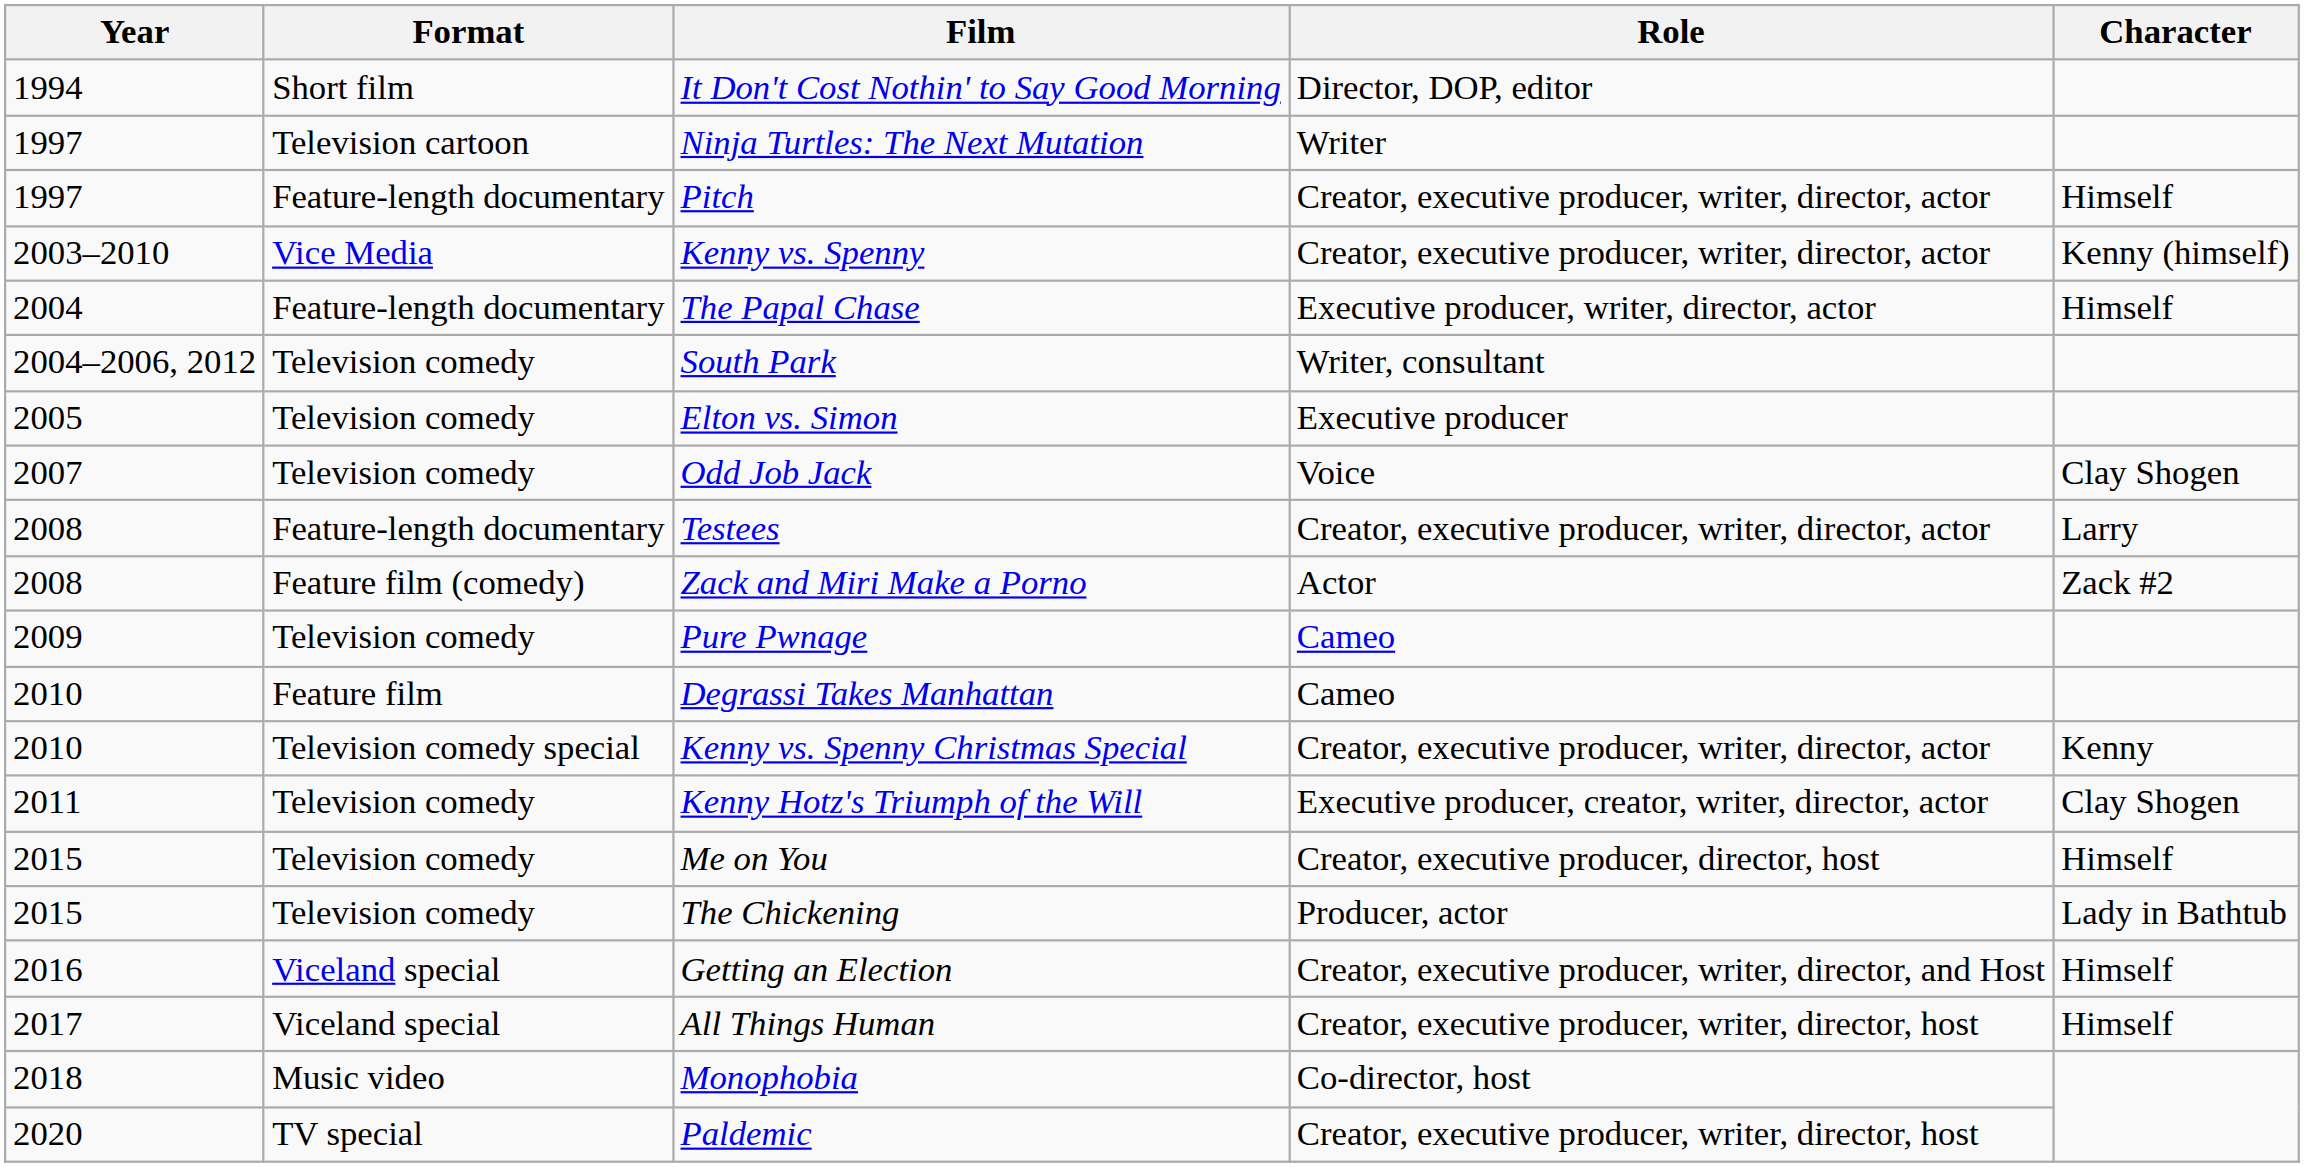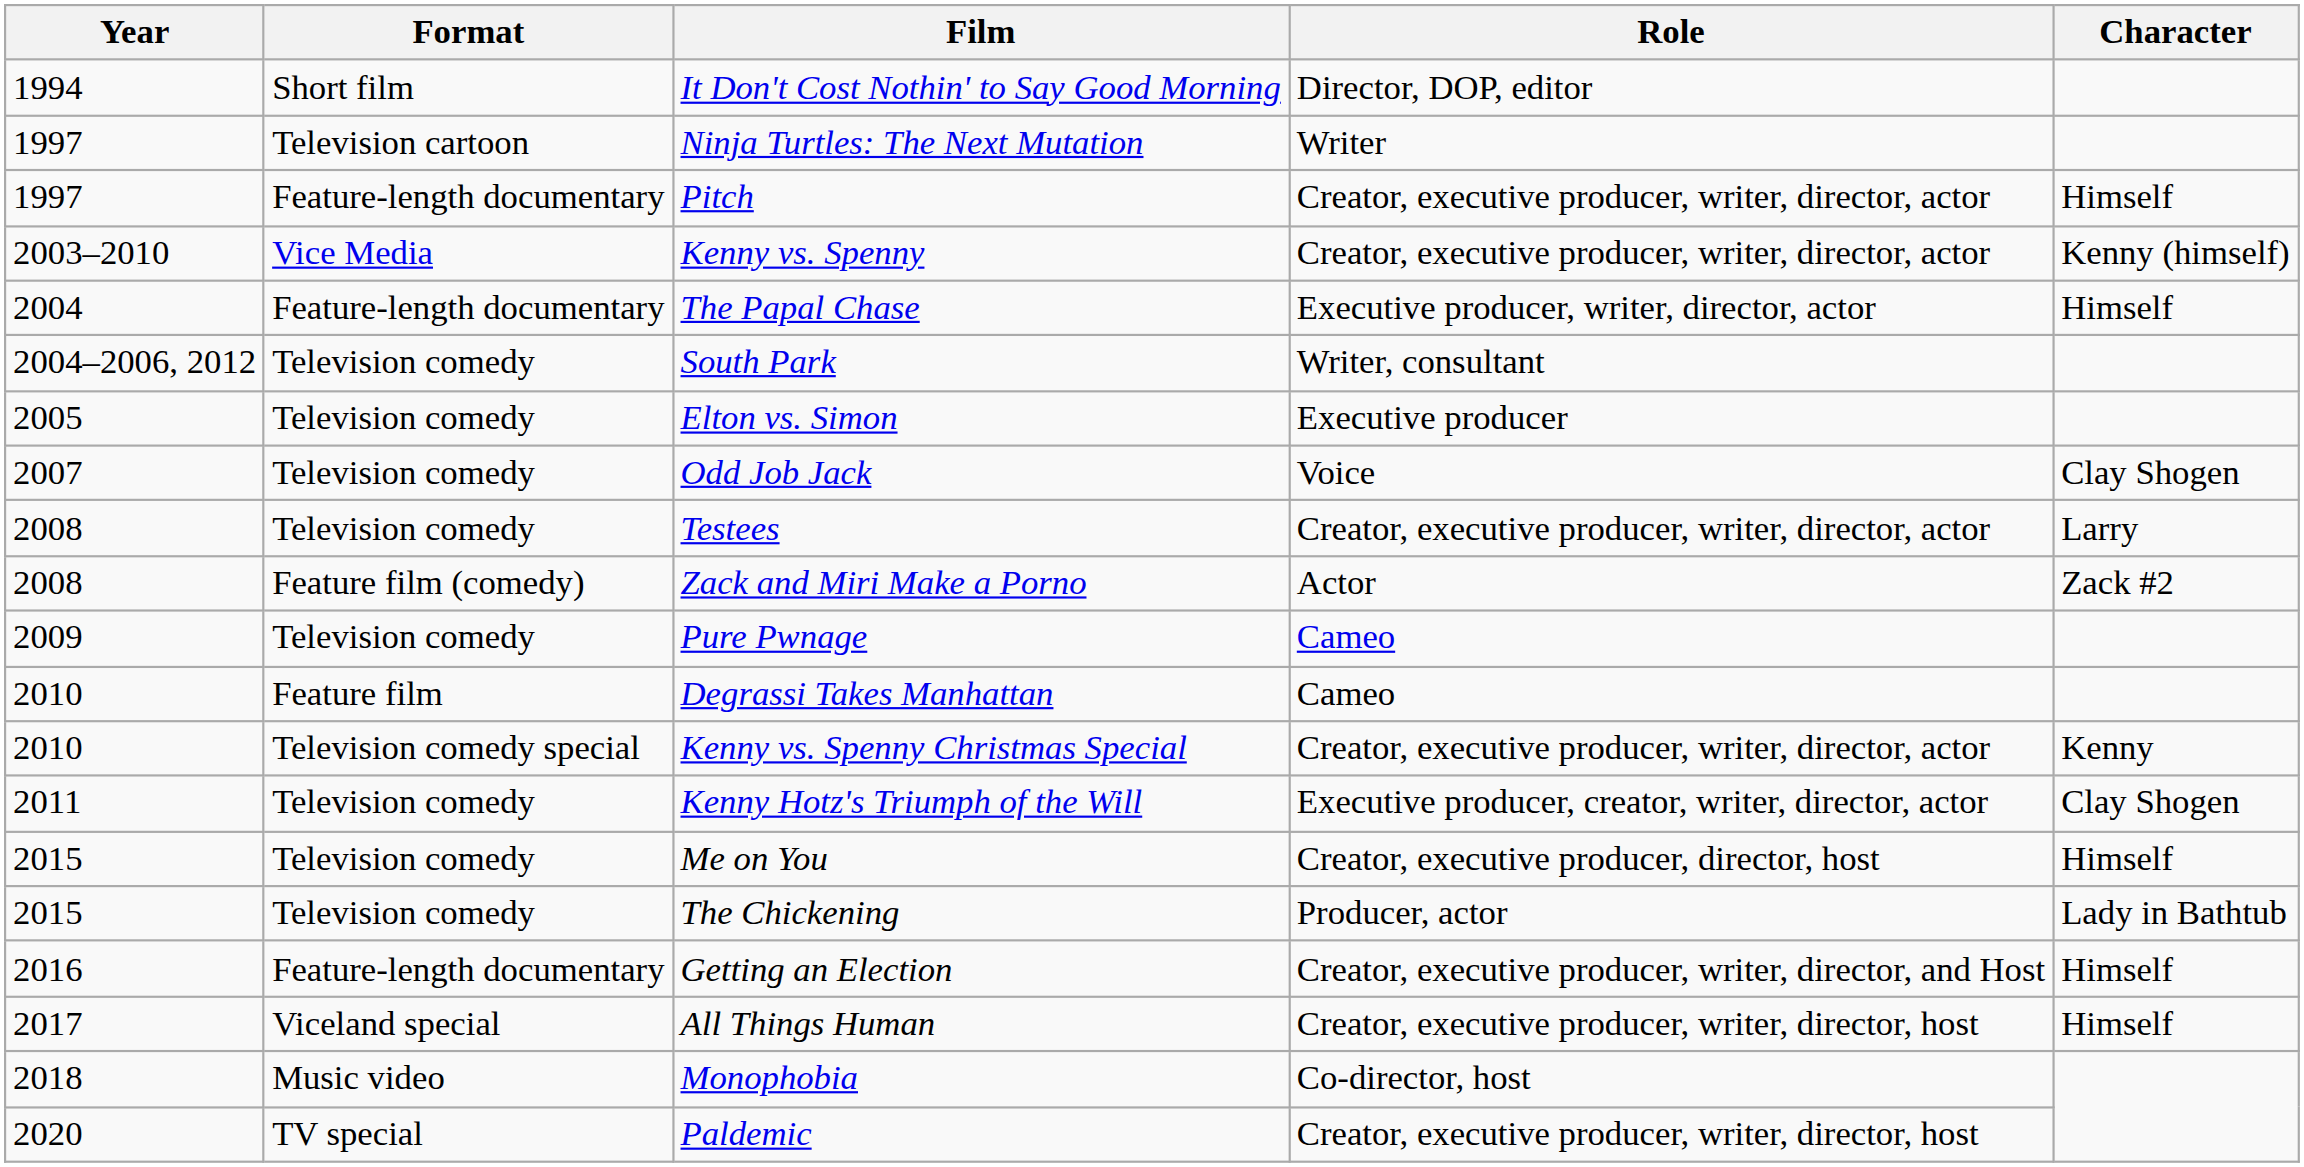(468, 527) Feature-length documentary -> (404, 527) Television comedy
(386, 968) Viceland special -> (468, 968) Feature-length documentary
